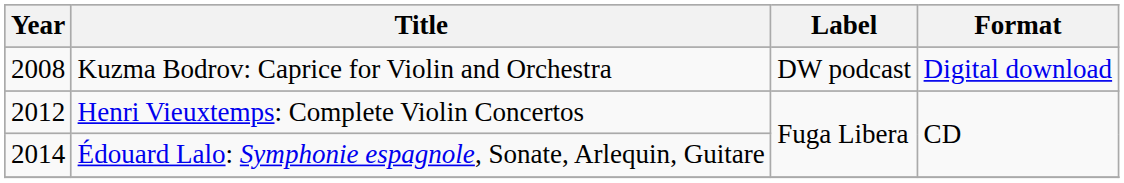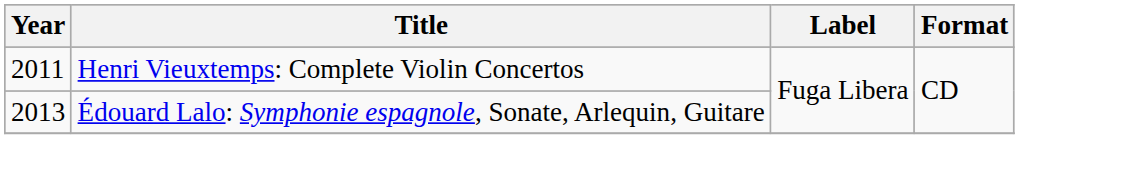- row: (345, 68)
(38, 111) 2012 -> (38, 68) 2011
(38, 154) 2014 -> (38, 111) 2013
